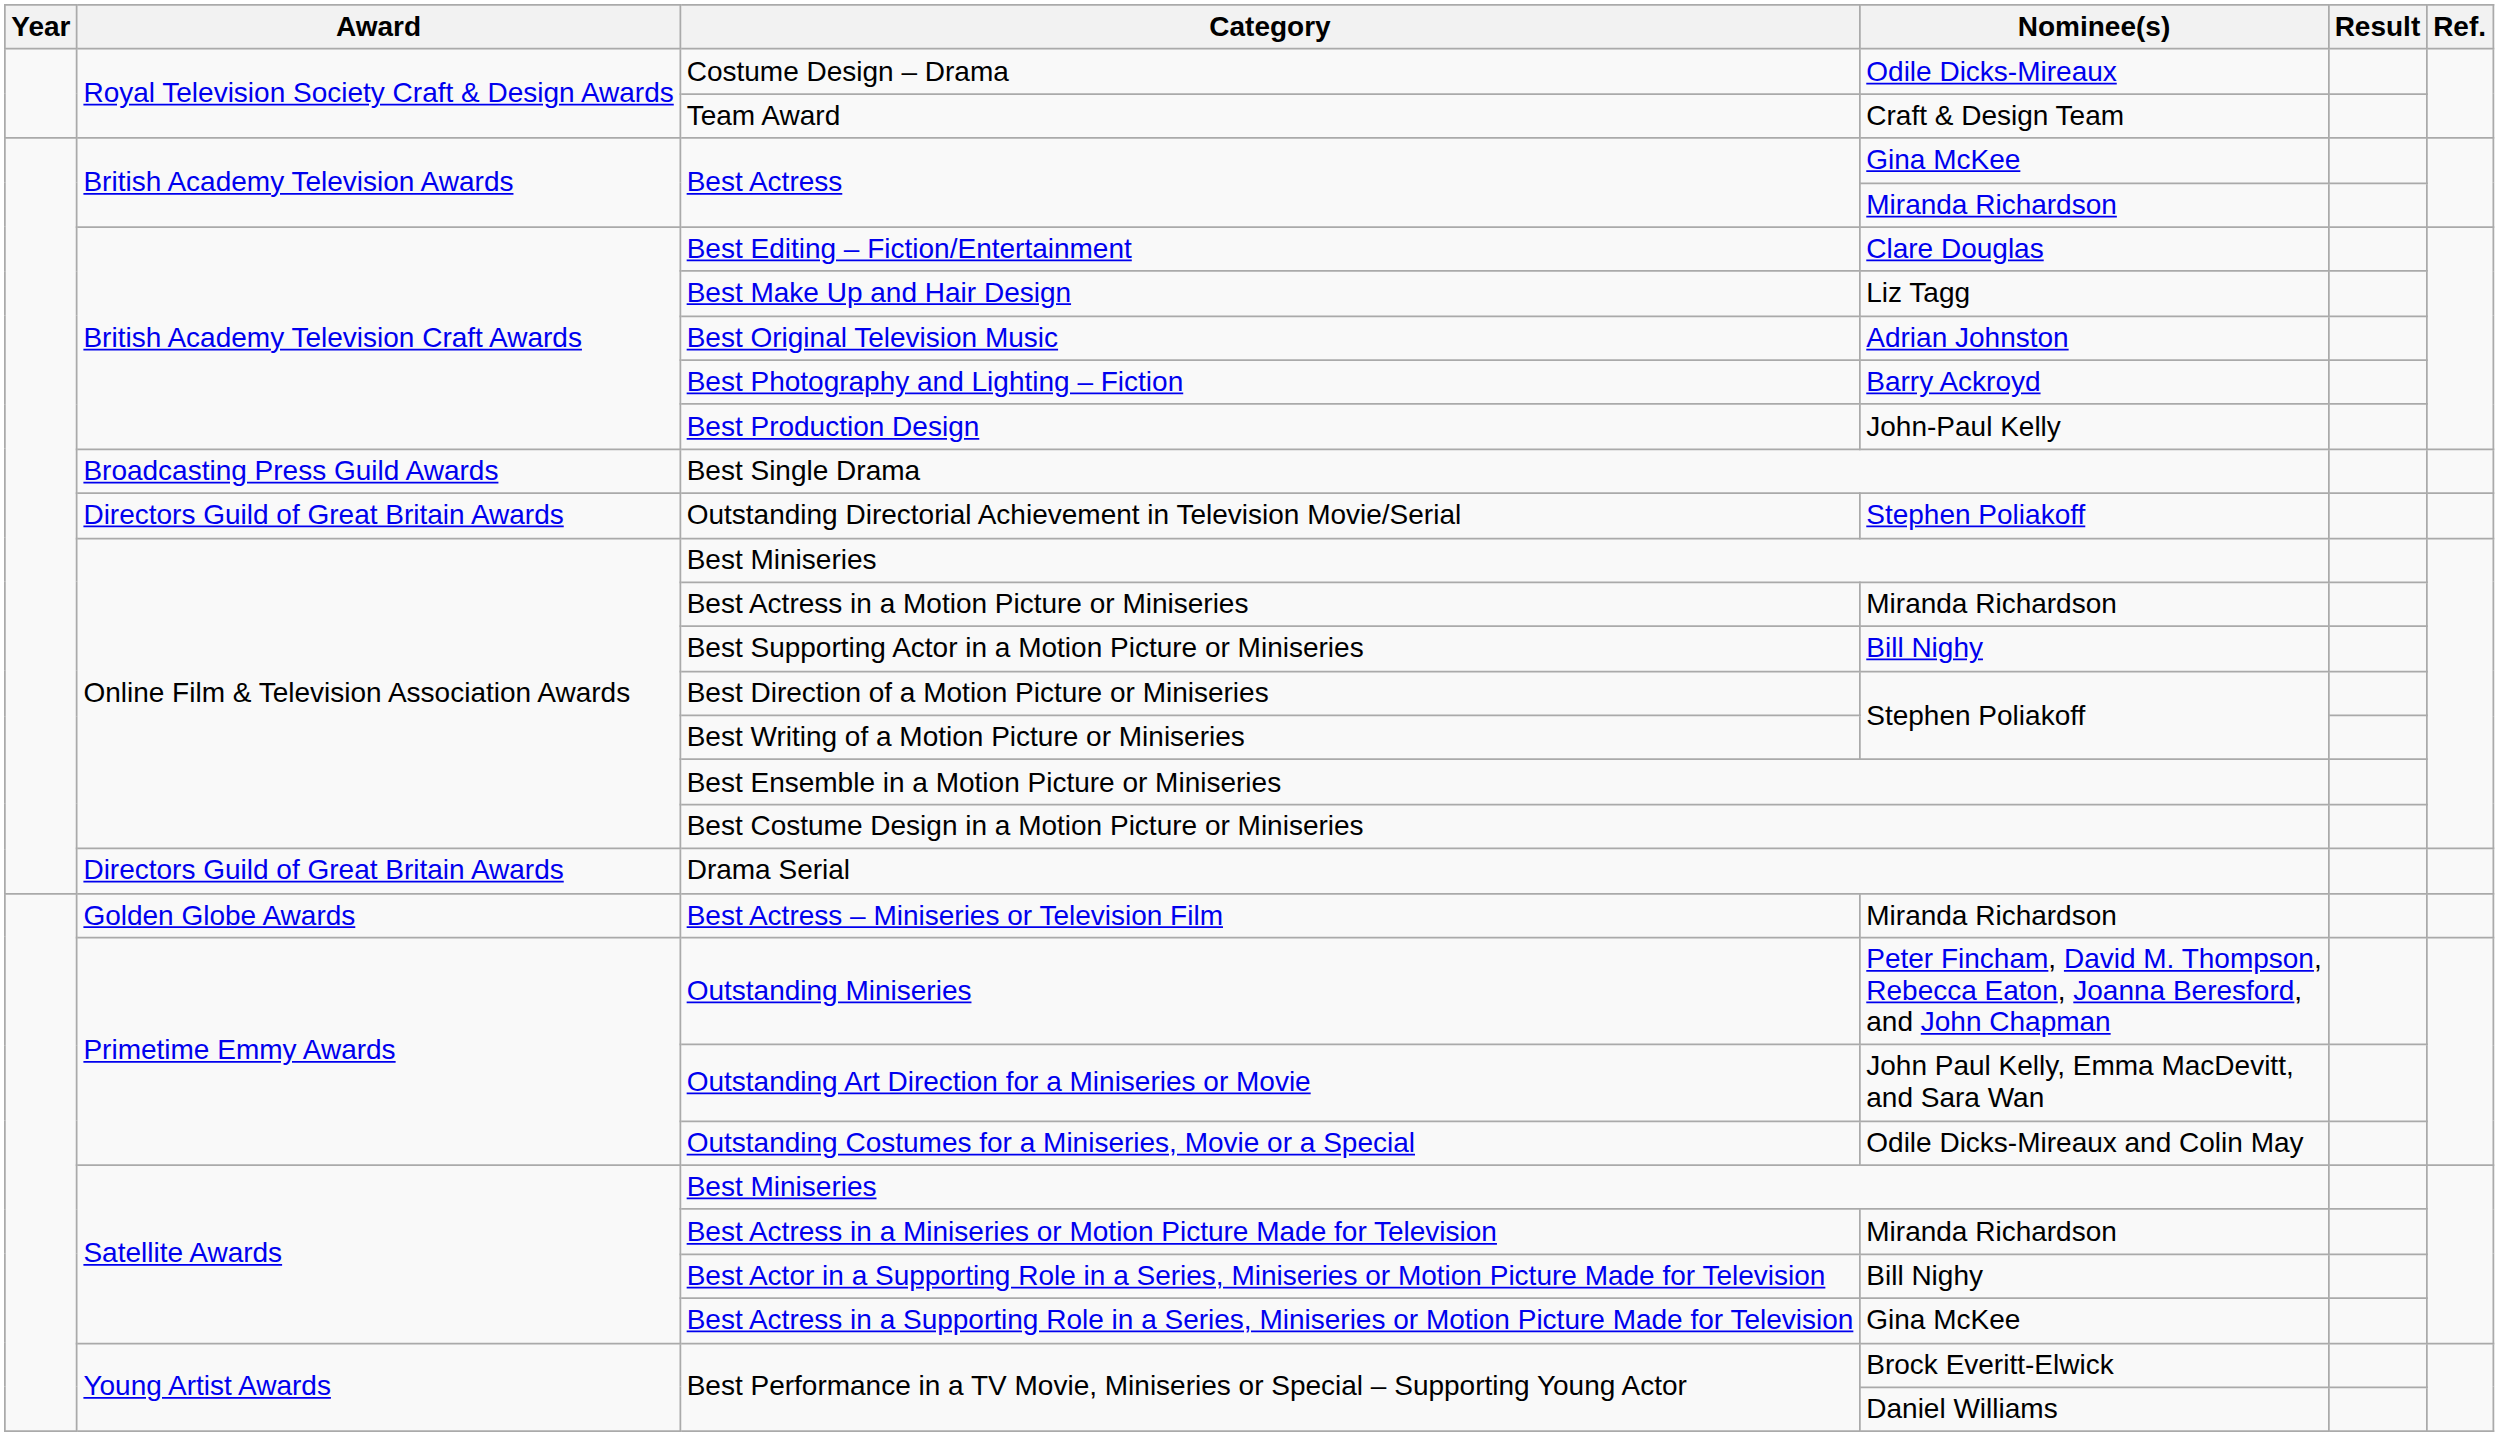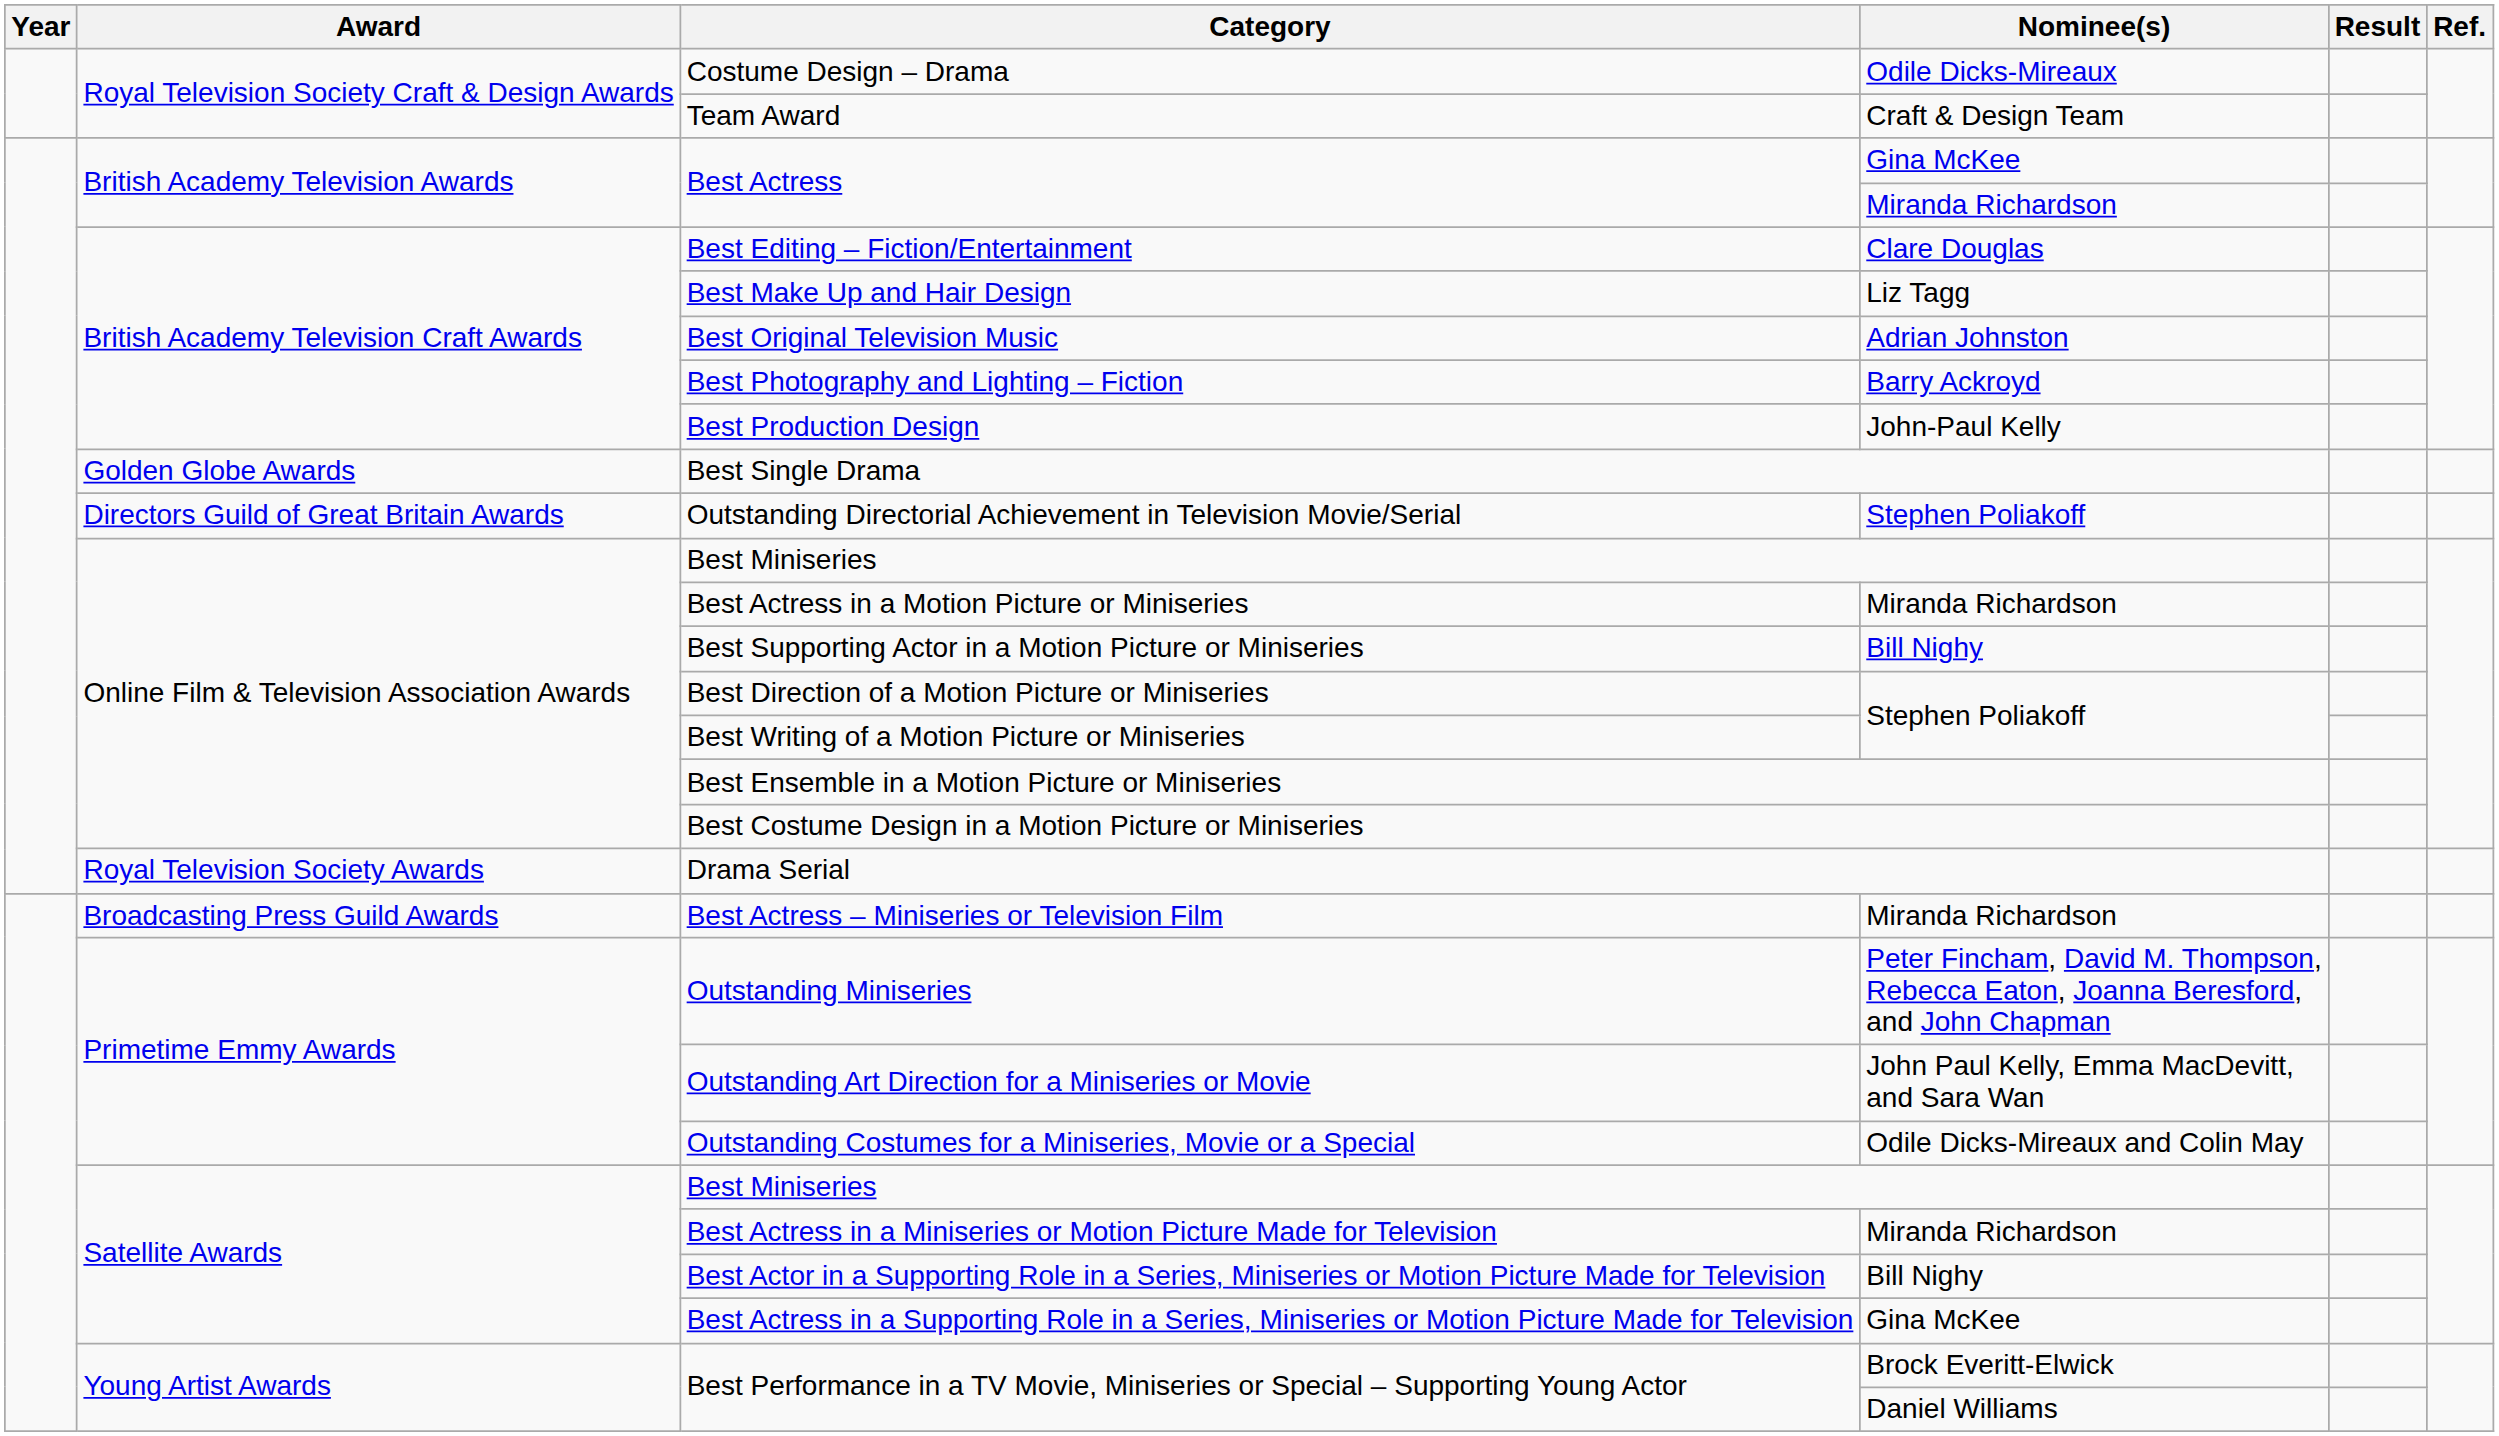(291, 470) Broadcasting Press Guild Awards -> (219, 470) Golden Globe Awards
(324, 870) Directors Guild of Great Britain Awards -> (284, 870) Royal Television Society Awards
(219, 914) Golden Globe Awards -> (291, 914) Broadcasting Press Guild Awards
